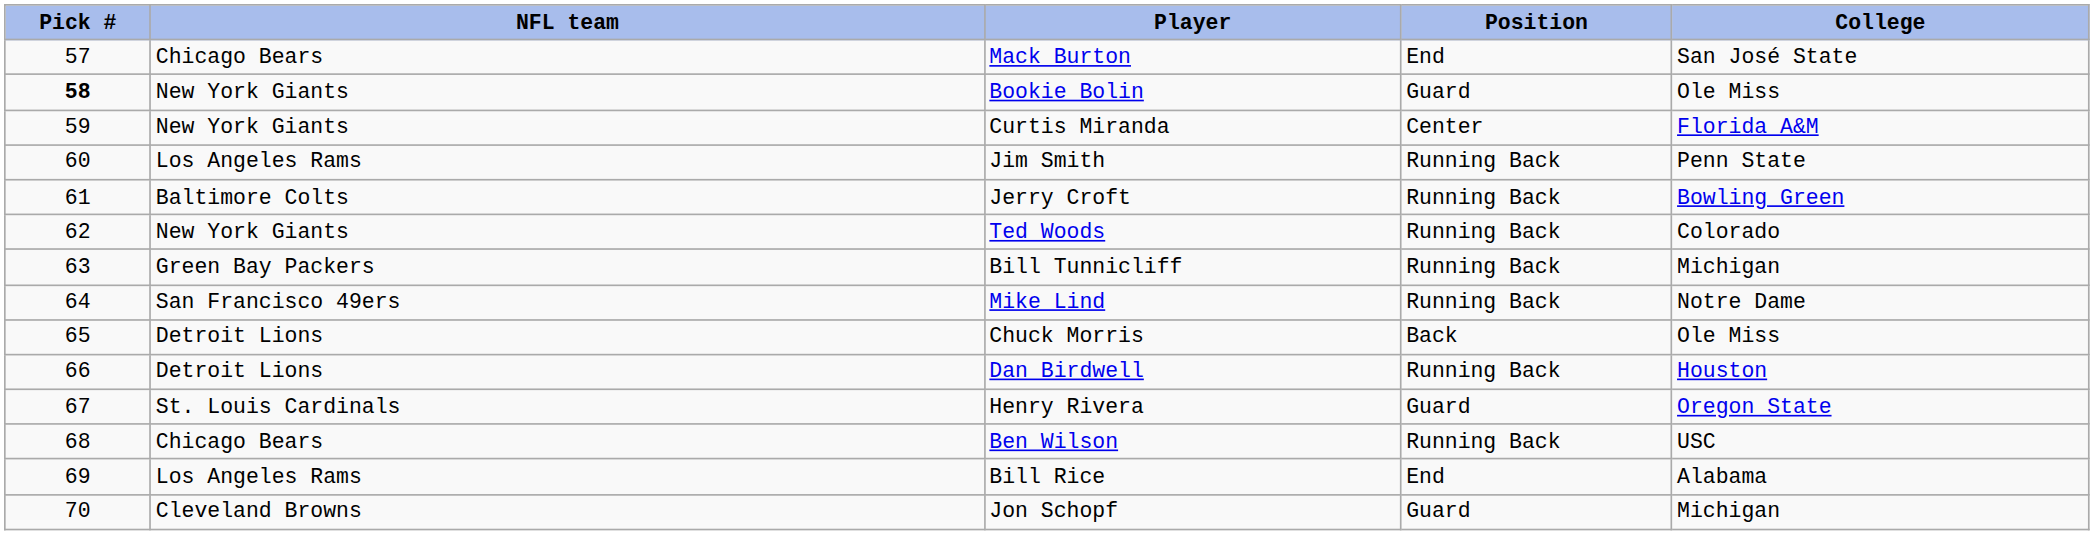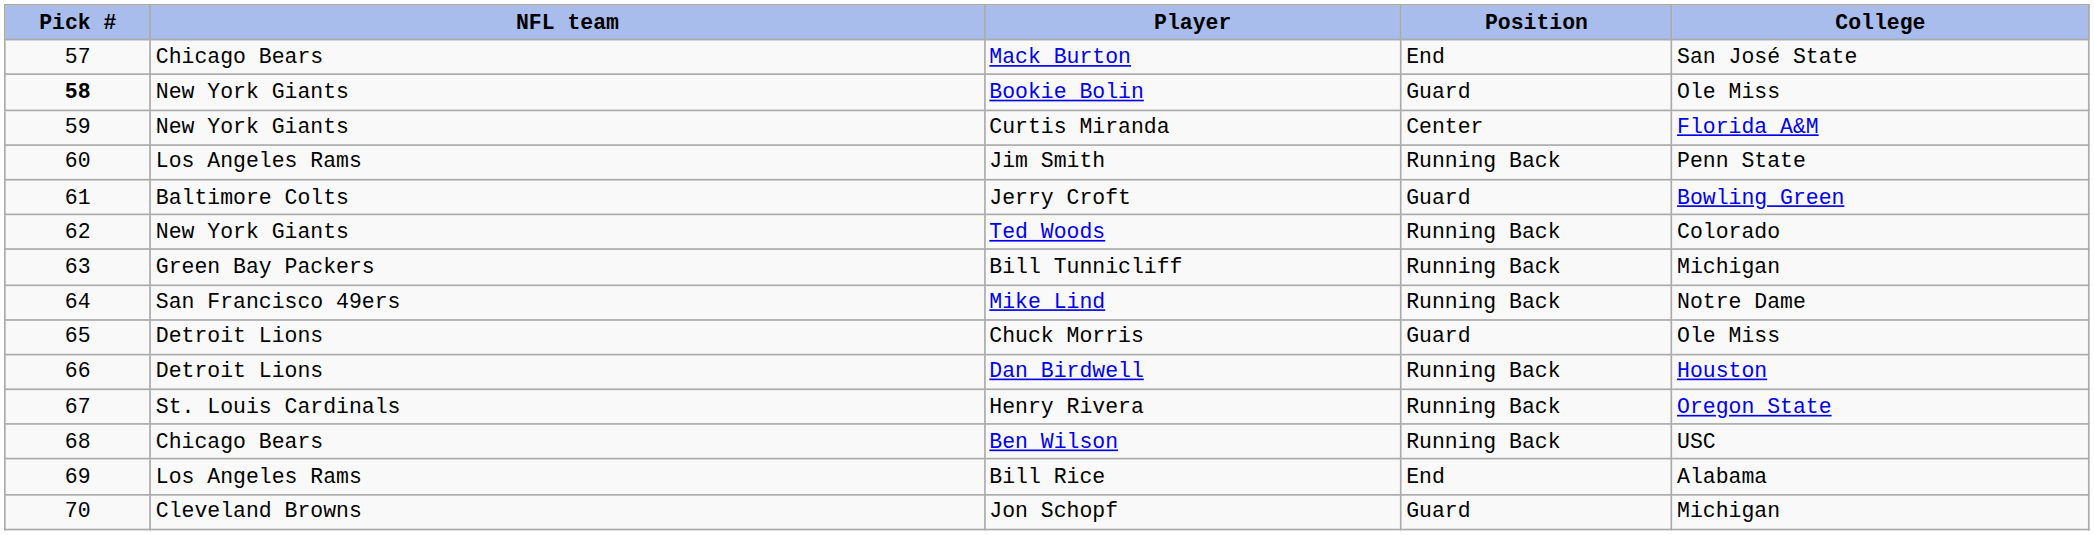(1483, 197) Running Back -> (1438, 197) Guard
(1432, 337) Back -> (1438, 337) Guard
(1438, 407) Guard -> (1483, 407) Running Back
